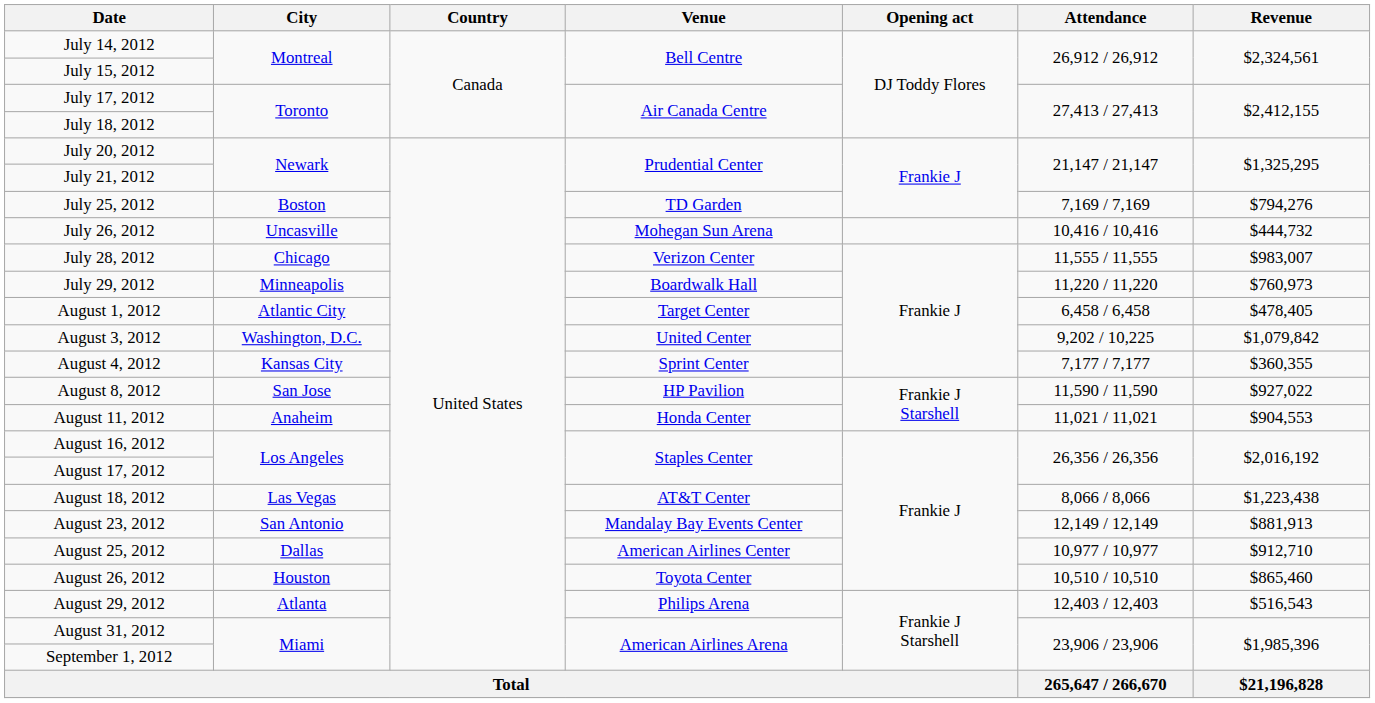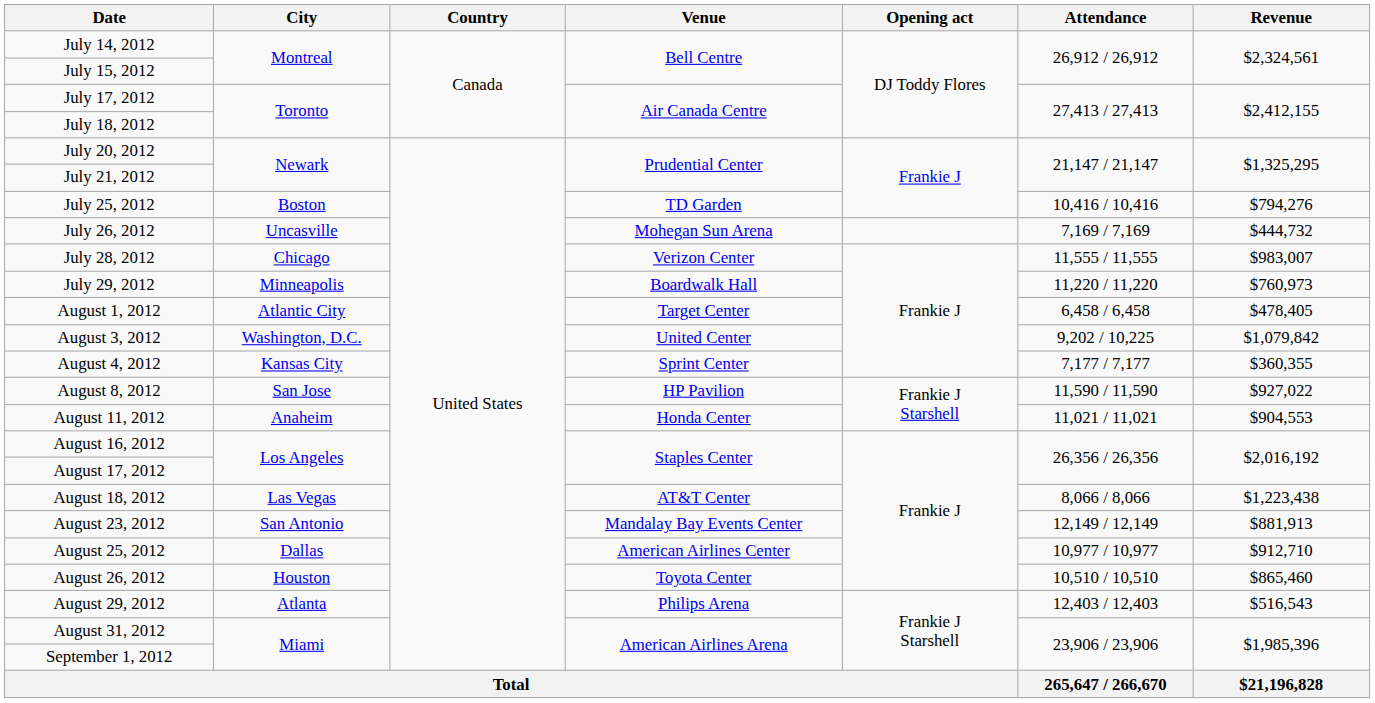(1106, 204) 7,169 / 7,169 -> (1106, 204) 10,416 / 10,416
(1106, 230) 10,416 / 10,416 -> (1106, 230) 7,169 / 7,169
